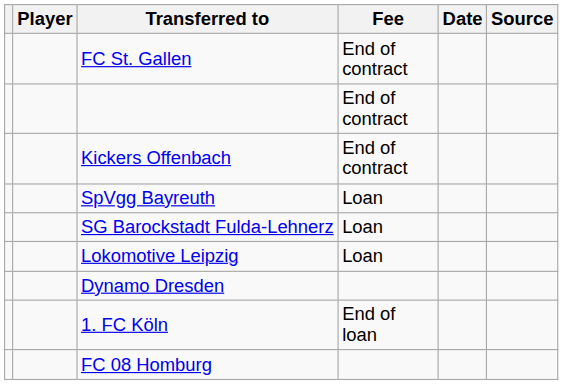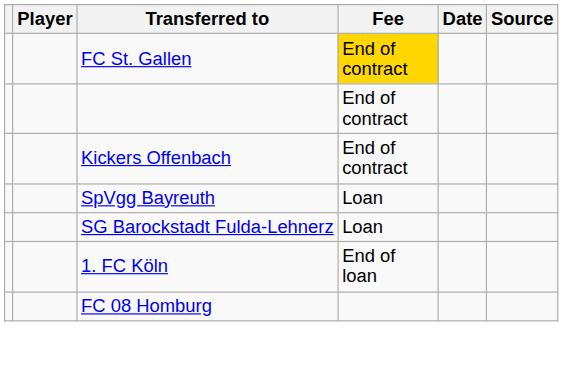(375, 58) no background -> (375, 58) gold background
- row: (160, 256)
- row: (153, 285)
